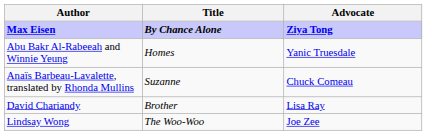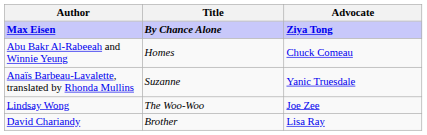(321, 53) Yanic Truesdale -> (320, 53) Chuck Comeau
(320, 82) Chuck Comeau -> (321, 82) Yanic Truesdale
rows swapped: (44, 105) <-> (38, 122)
